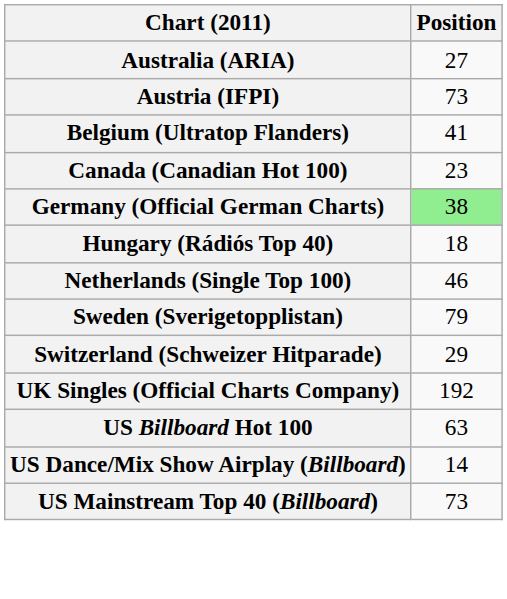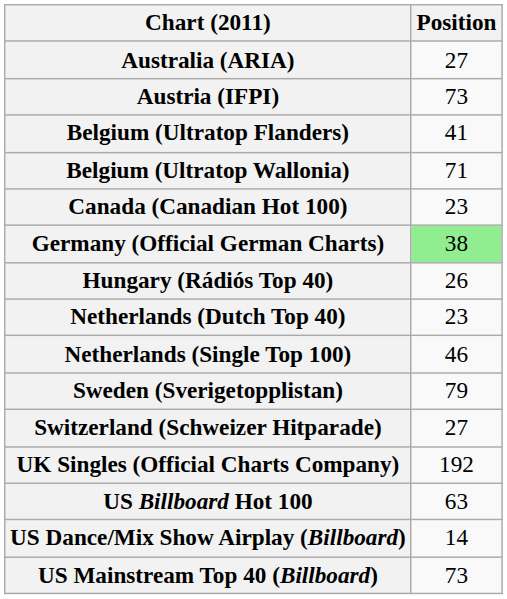+ row: (208, 170)
(456, 243) 18 -> (456, 280) 26
+ row: (208, 317)
(456, 354) 29 -> (456, 427) 27
